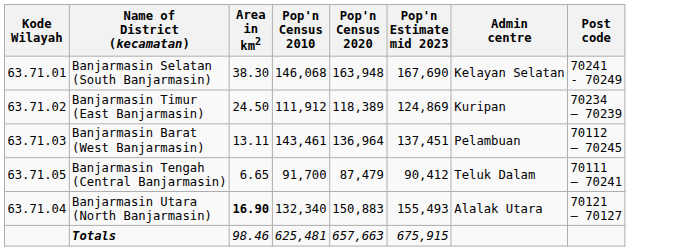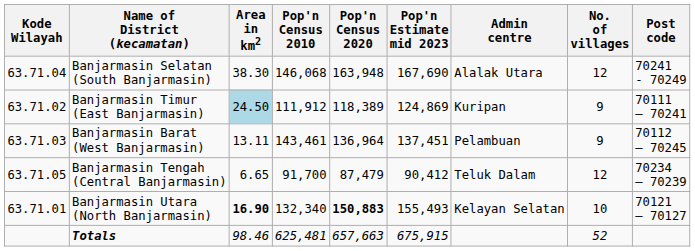+ column: (600, 30)
(37, 73) 63.71.01 -> (37, 73) 63.71.04
(510, 73) Kelayan Selatan -> (498, 73) Alalak Utara
(251, 107) no background -> (251, 107) lightblue background
(596, 107) 70234 – 70239 -> (661, 107) 70111 – 70241
(596, 175) 70111 – 70241 -> (661, 175) 70234 – 70239
(37, 209) 63.71.04 -> (37, 209) 63.71.01
(358, 209) normal -> (358, 209) bold
(498, 209) Alalak Utara -> (510, 209) Kelayan Selatan
